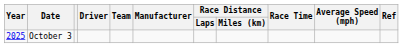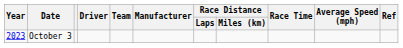(16, 37) 2025 -> (16, 37) 2023
